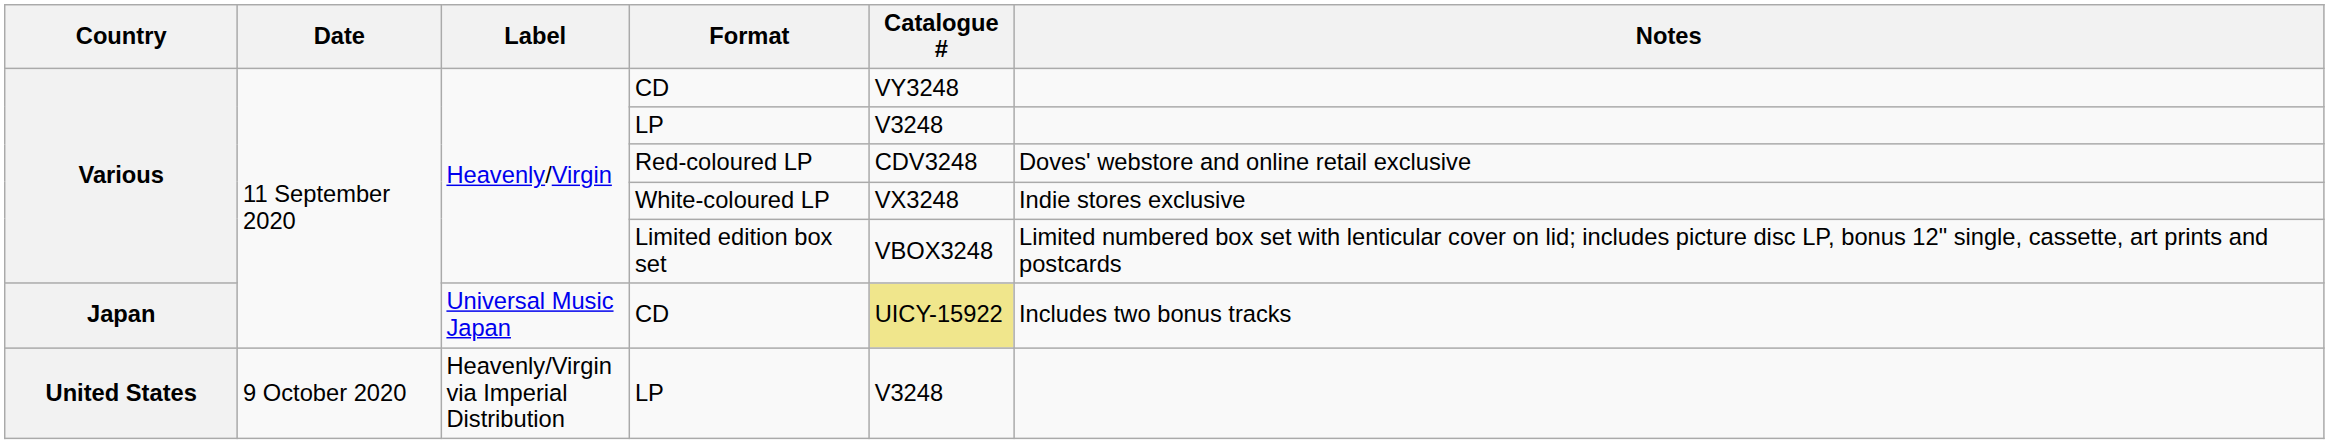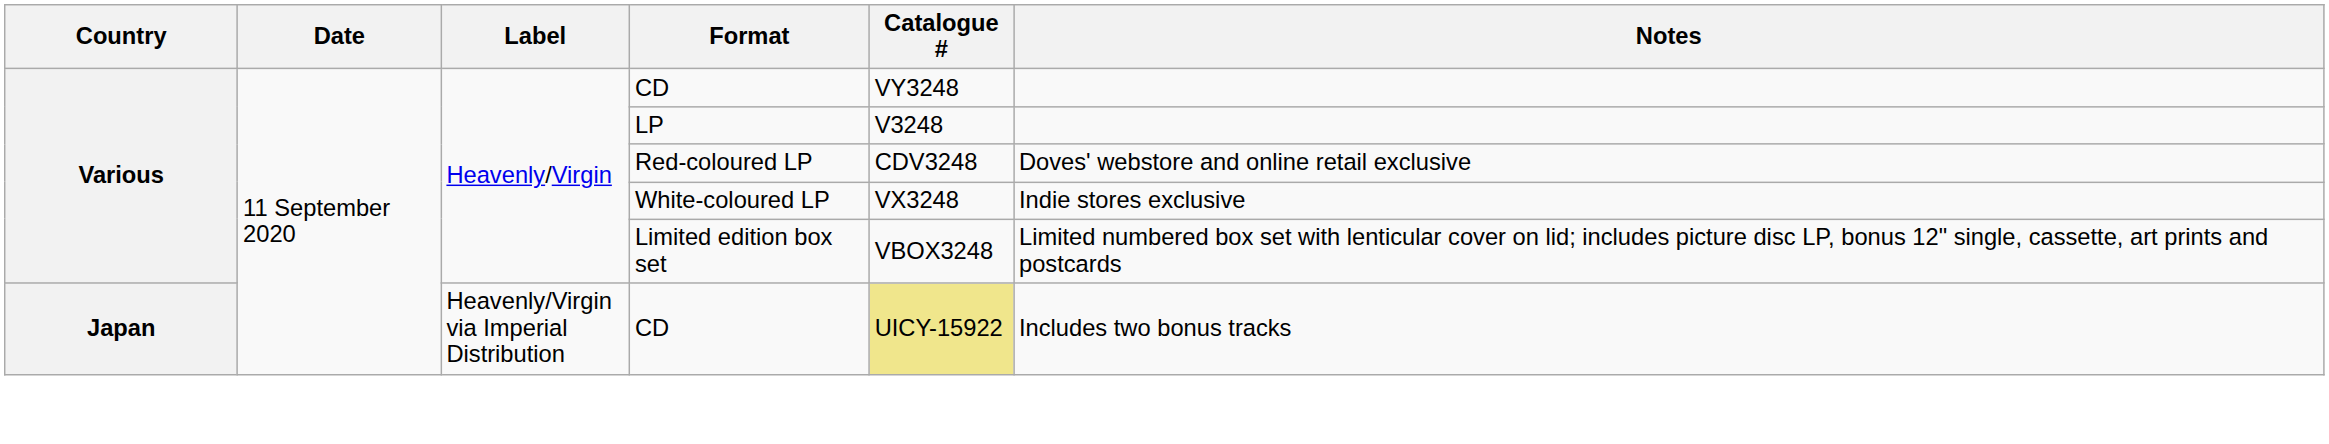(530, 315) Universal Music Japan -> (529, 328) Heavenly/Virgin via Imperial Distribution
- row: (121, 392)
